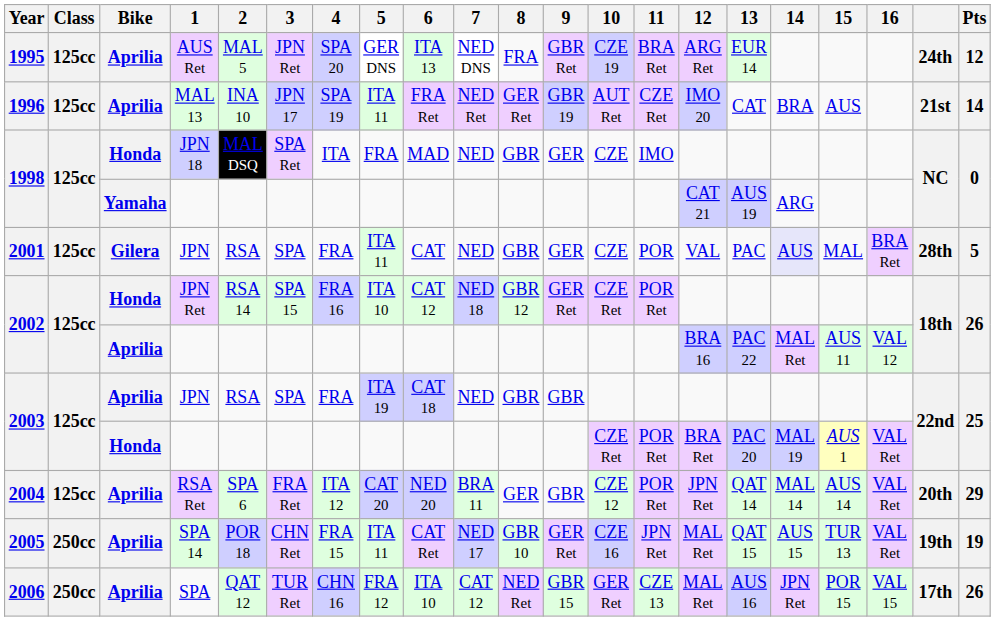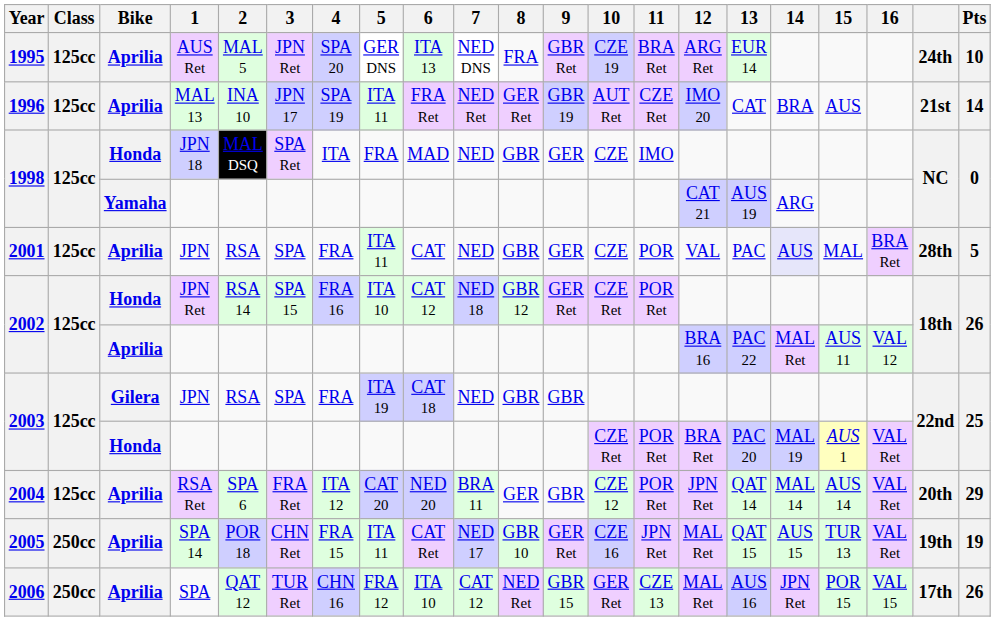(974, 57) 12 -> (974, 57) 10
(135, 251) Gilera -> (135, 251) Aprilia
(135, 397) Aprilia -> (135, 397) Gilera
